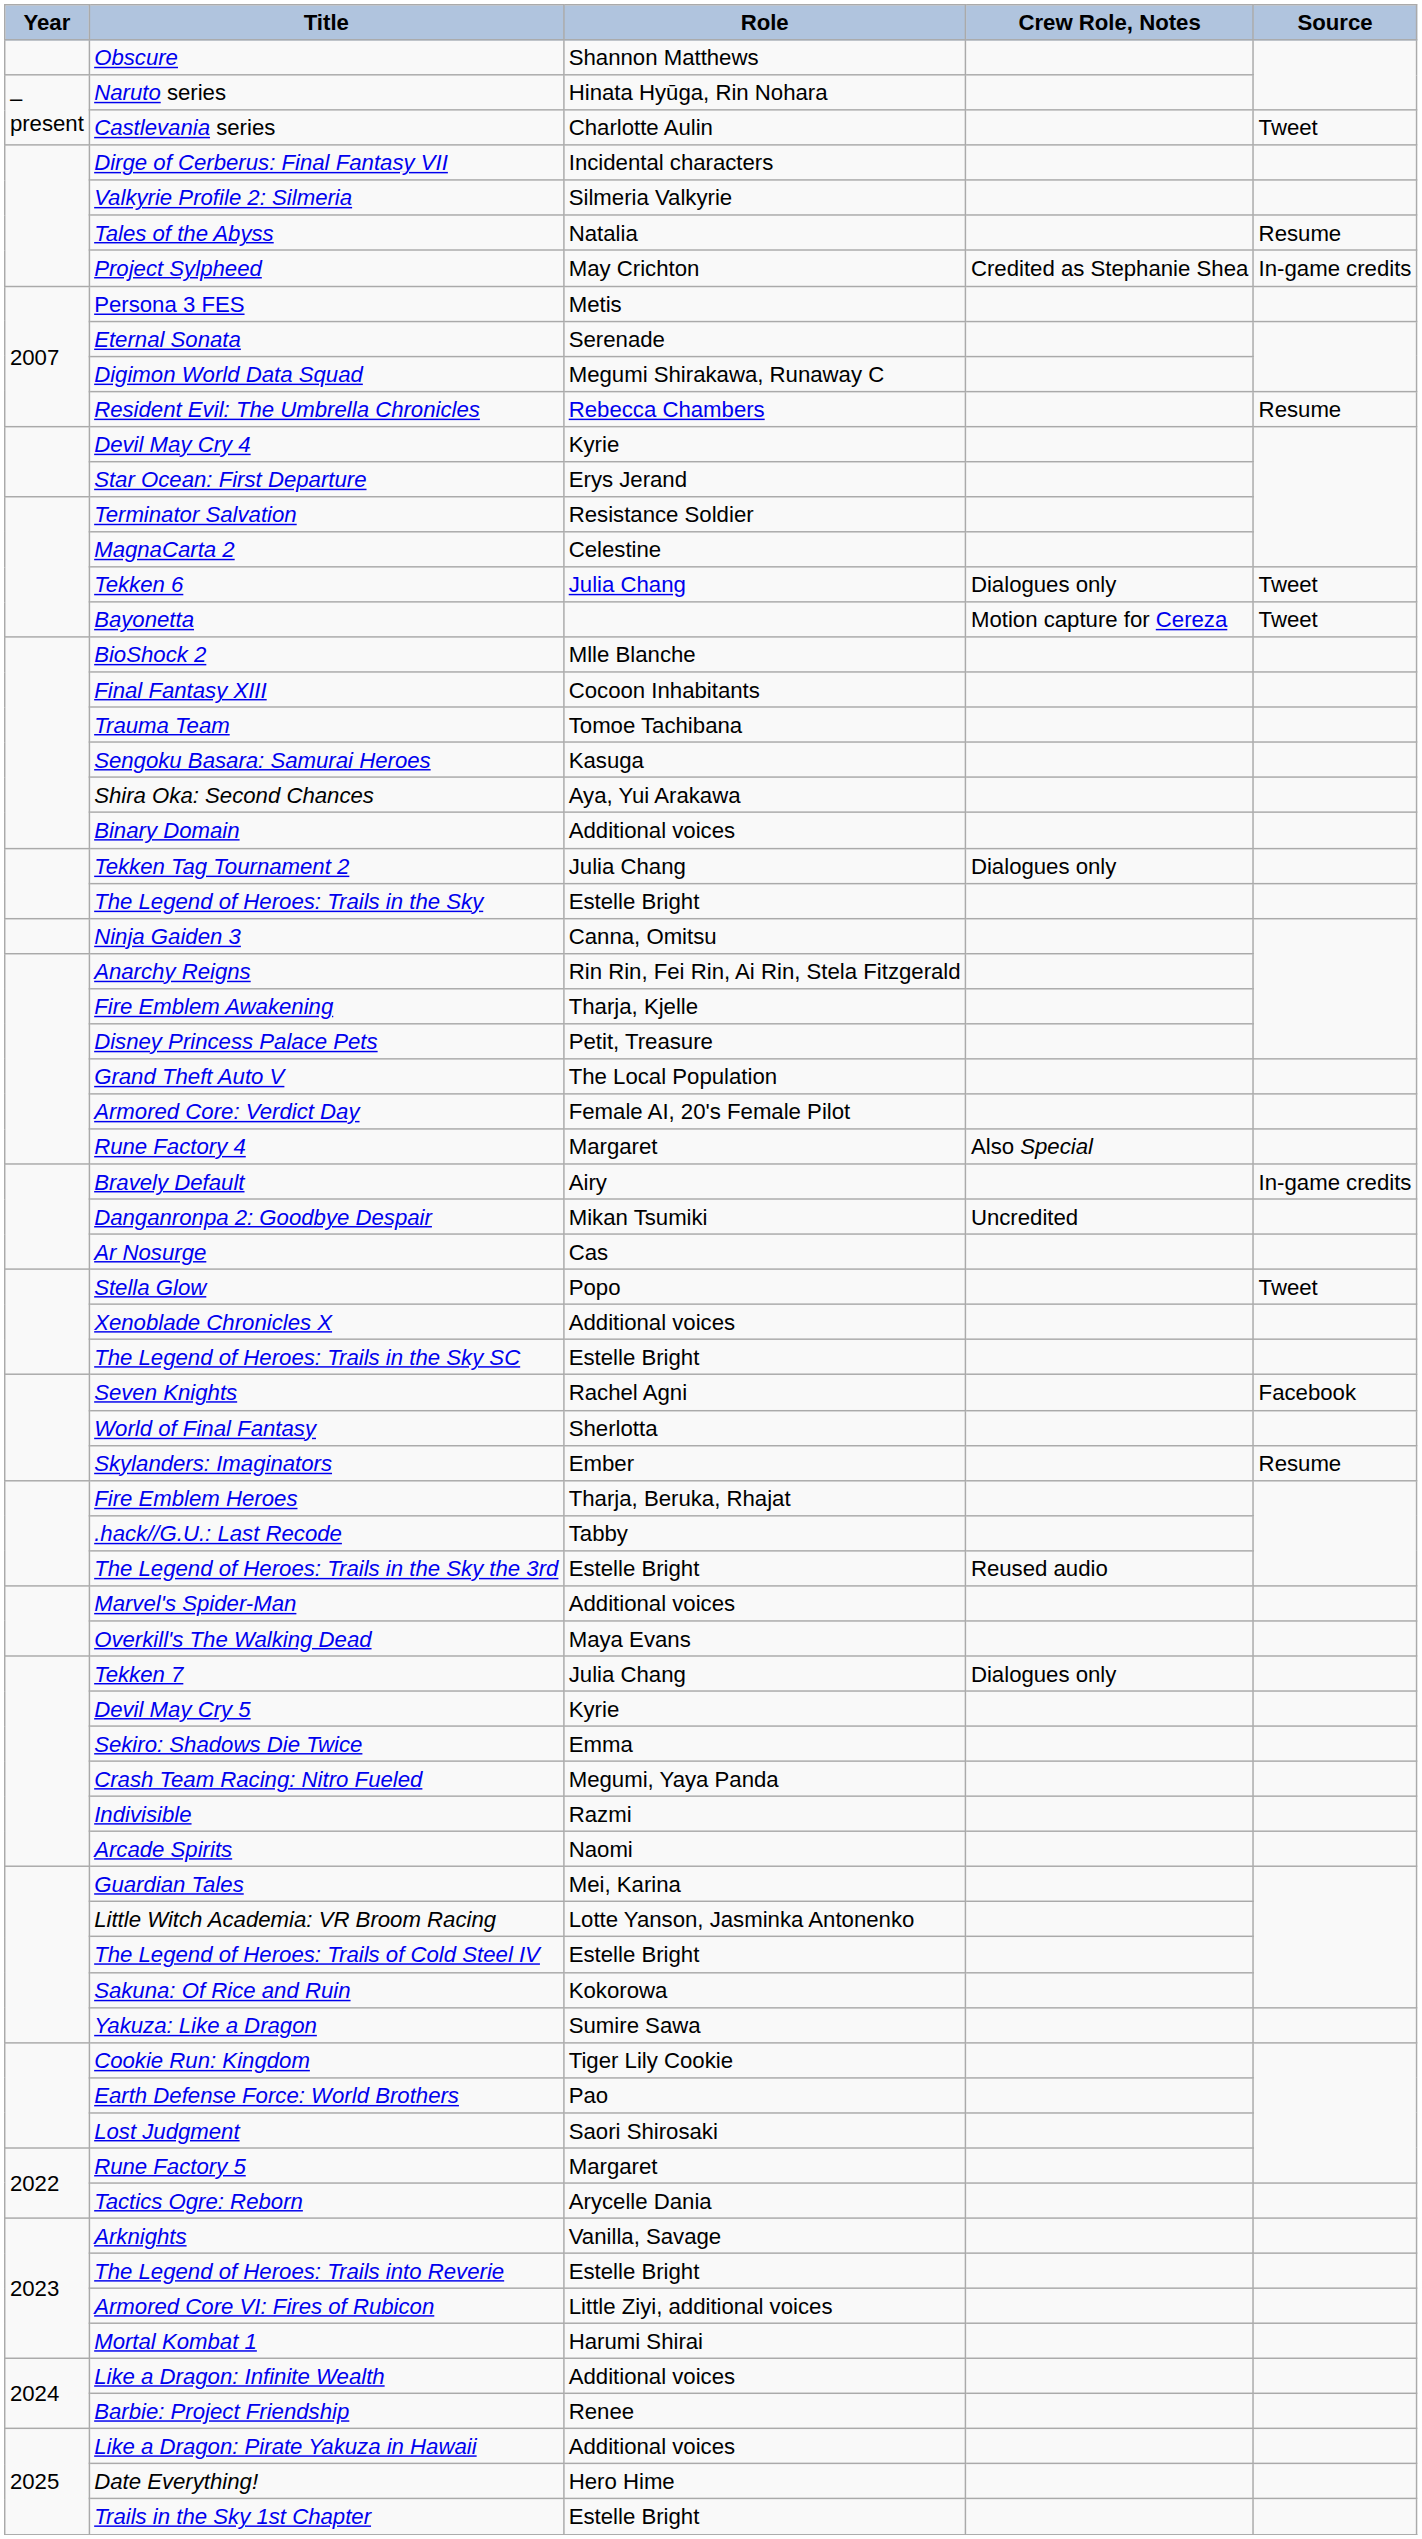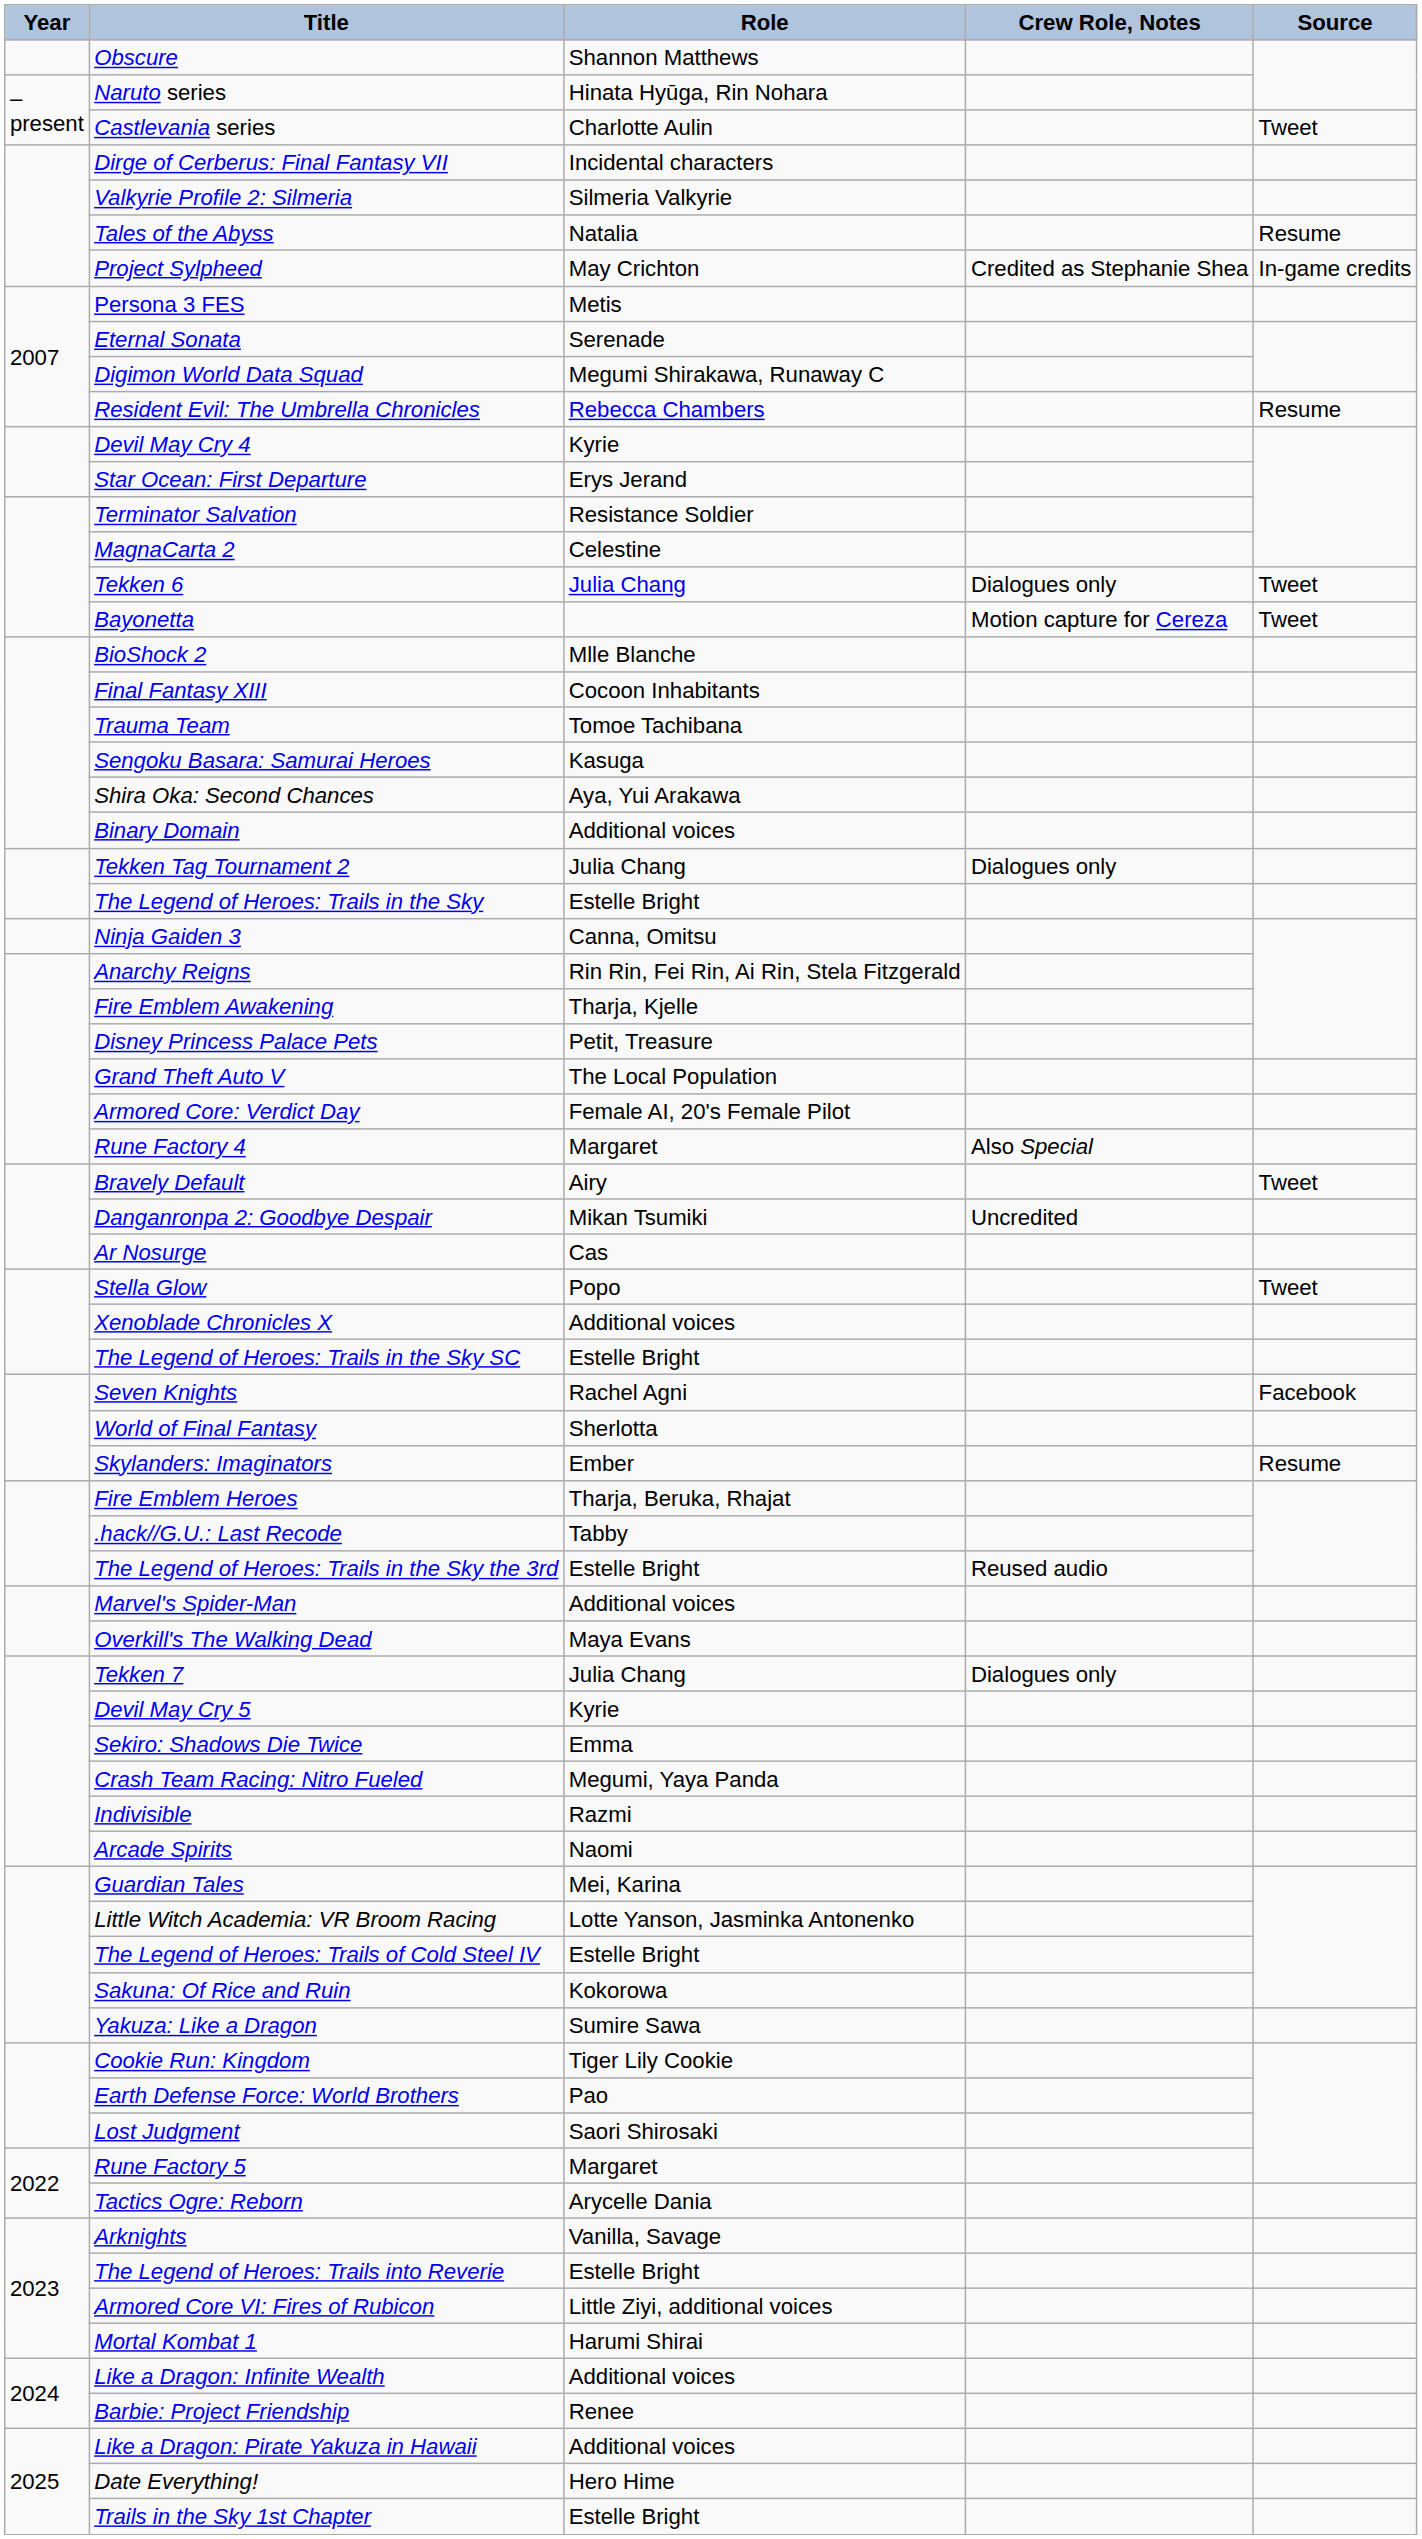(1335, 1182) In-game credits -> (1288, 1182) Tweet
